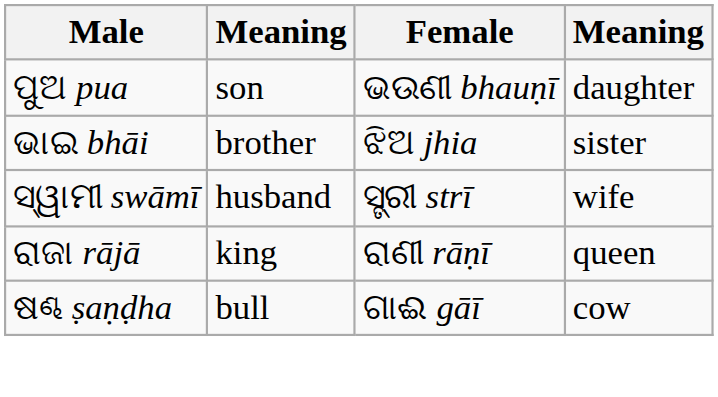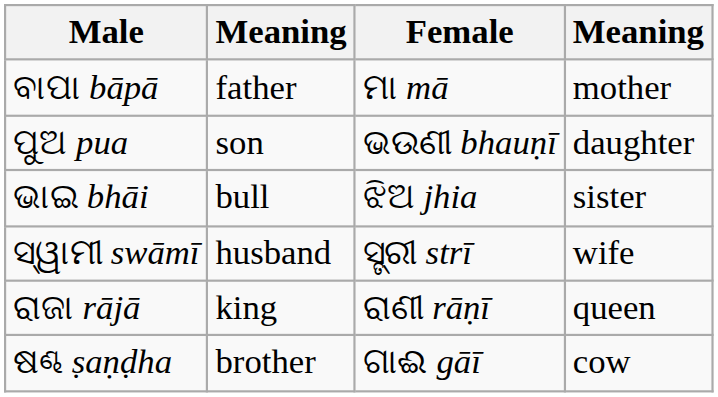+ row: (86, 87)
(266, 142) brother -> (243, 197) bull
(243, 307) bull -> (266, 362) brother
